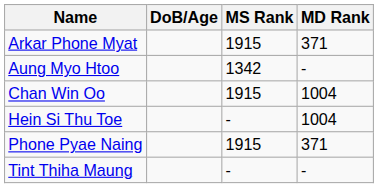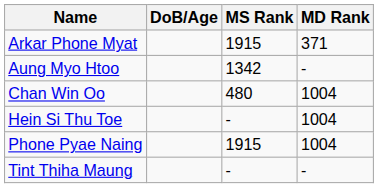(243, 94) 1915 -> (239, 94) 480
(314, 145) 371 -> (319, 145) 1004
